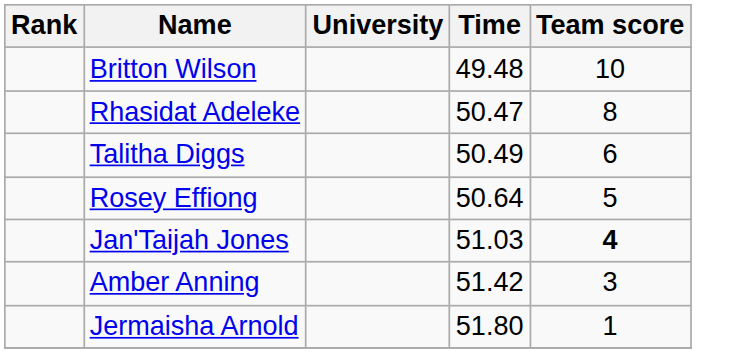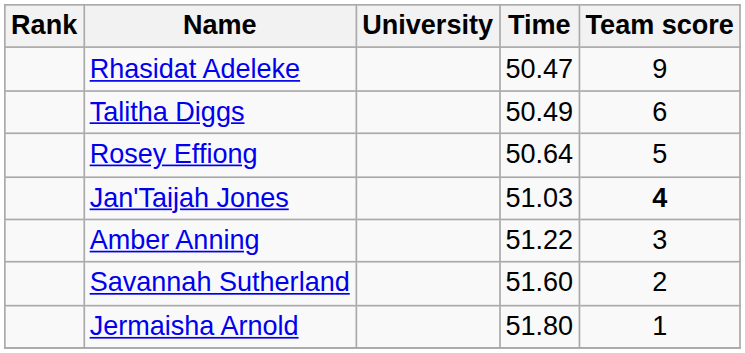- row: (173, 68)
(610, 111) 8 -> (660, 68) 9
(490, 283) 51.42 -> (539, 240) 51.22
+ row: (220, 283)
